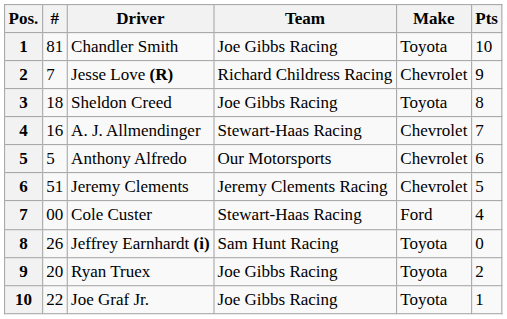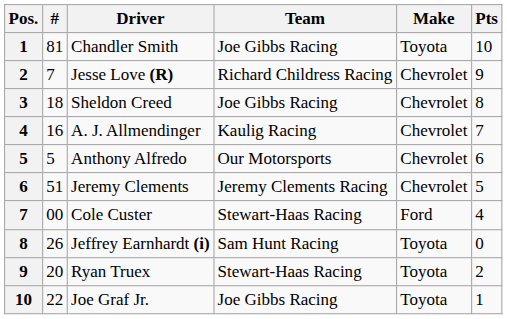(424, 102) Toyota -> (434, 102) Chevrolet
(290, 131) Stewart-Haas Racing -> (267, 131) Kaulig Racing
(278, 271) Joe Gibbs Racing -> (290, 271) Stewart-Haas Racing
